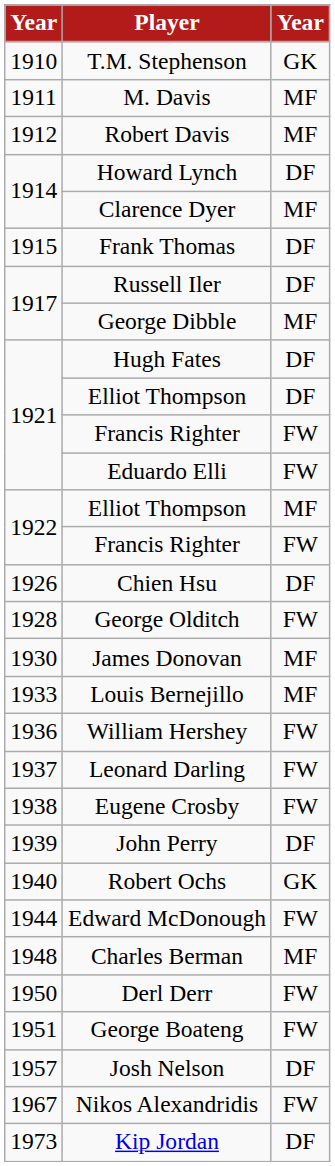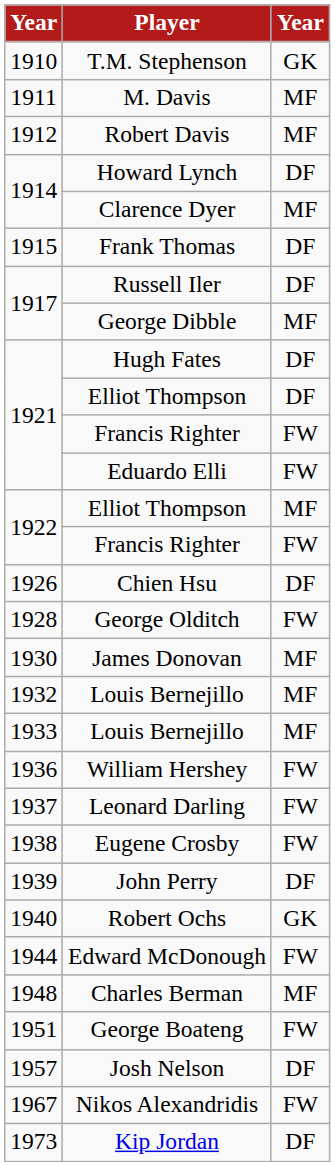+ row: (34, 694)
- row: (34, 992)
